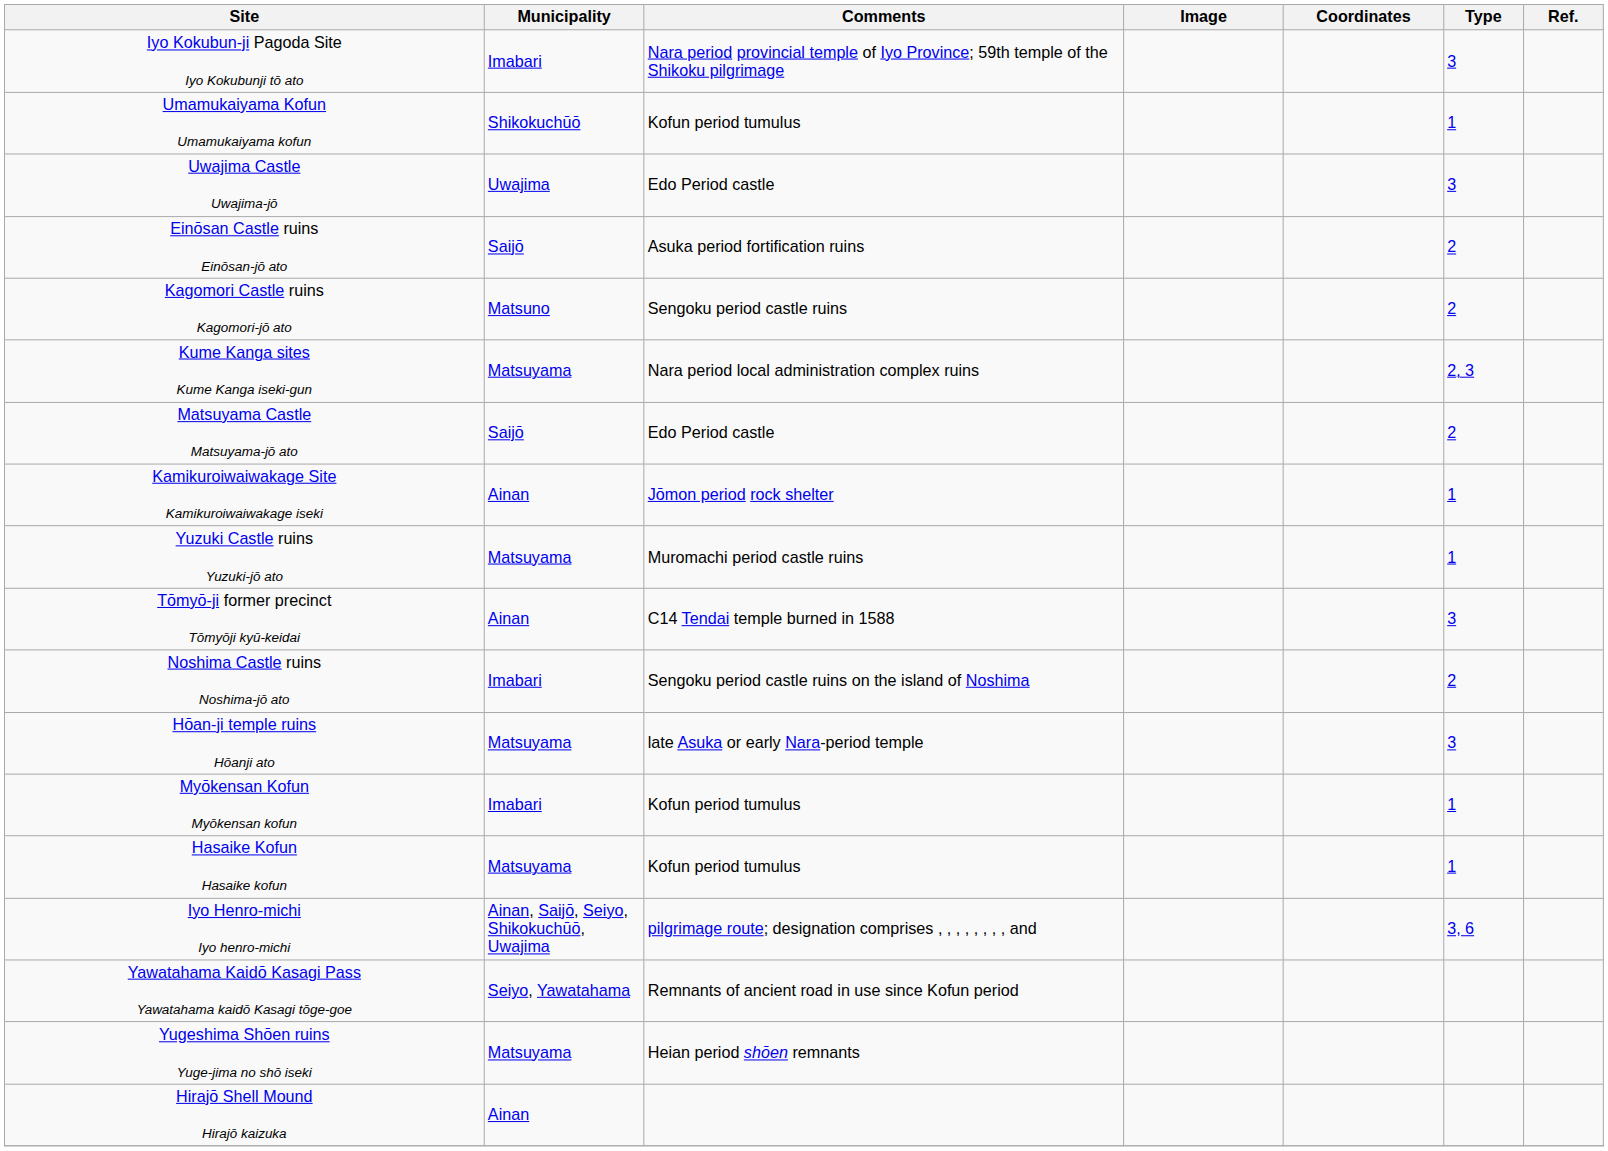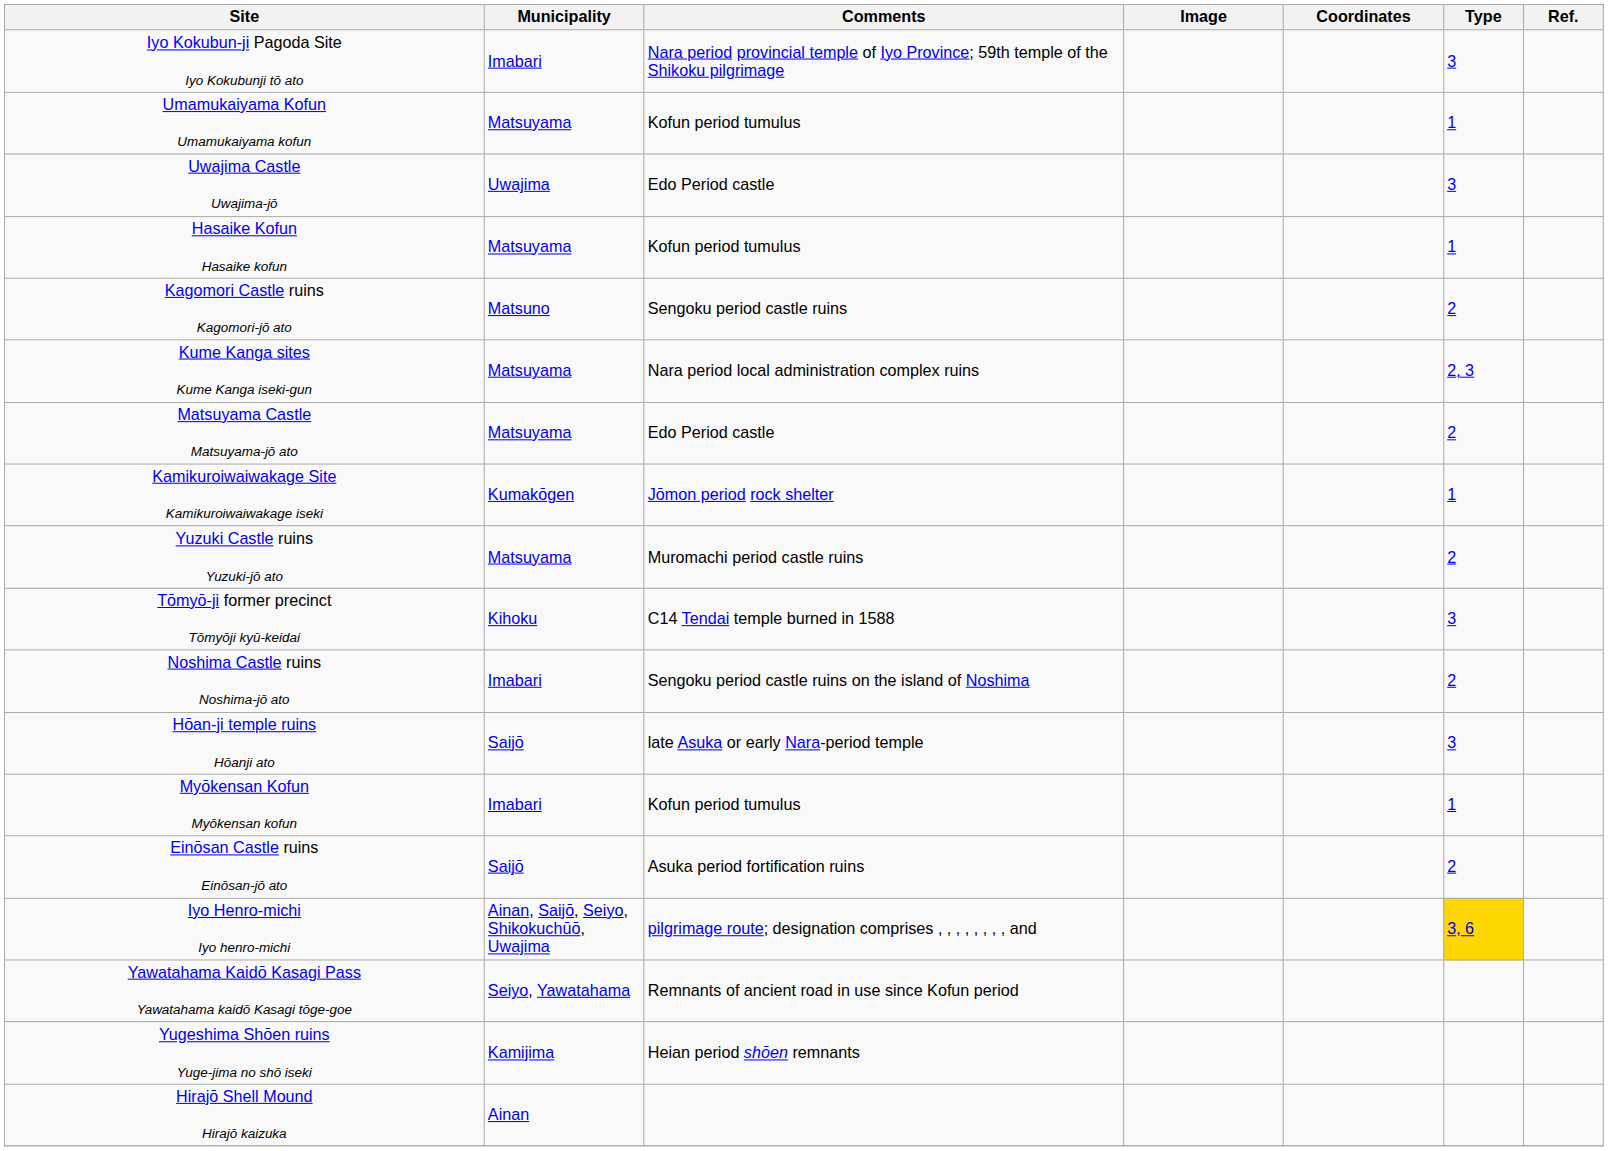(534, 123) Shikokuchūō -> (530, 123) Matsuyama
rows swapped: (244, 247) <-> (244, 866)
(506, 433) Saijō -> (530, 433) Matsuyama
(509, 495) Ainan -> (531, 495) Kumakōgen
(1452, 557) 1 -> (1452, 557) 2
(509, 619) Ainan -> (513, 619) Kihoku
(530, 742) Matsuyama -> (506, 742) Saijō
(1461, 928) no background -> (1461, 928) gold background
(530, 1052) Matsuyama -> (521, 1052) Kamijima
